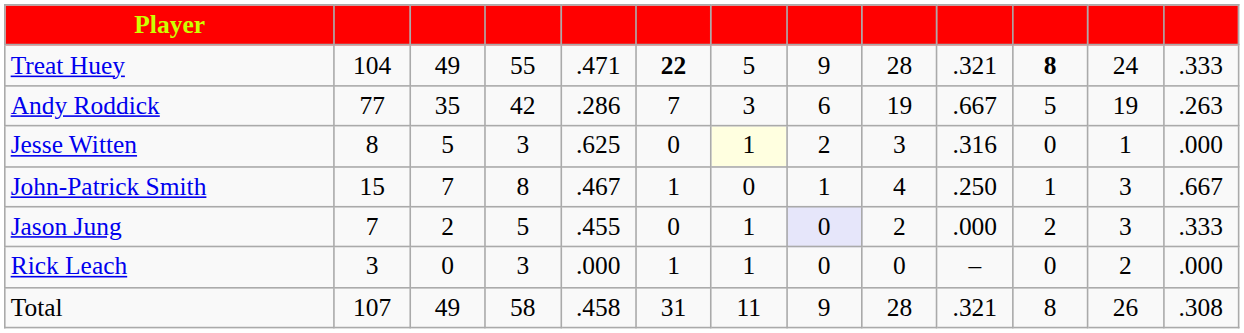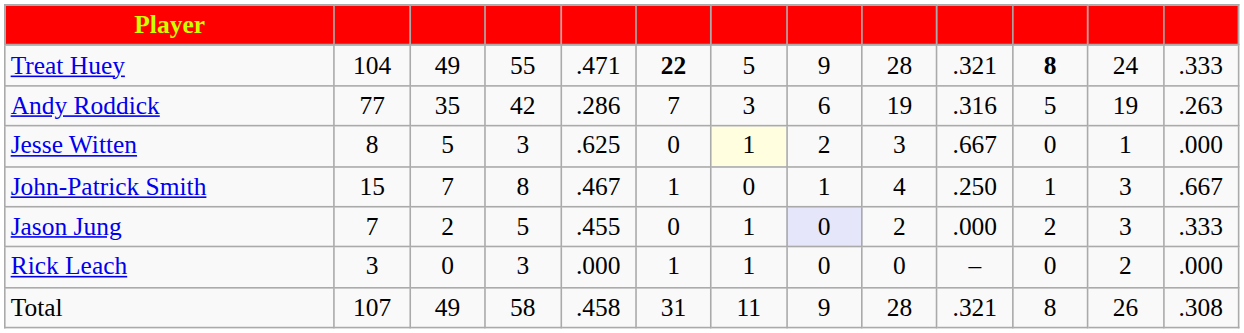(975, 105) .667 -> (975, 105) .316
(975, 145) .316 -> (975, 145) .667
